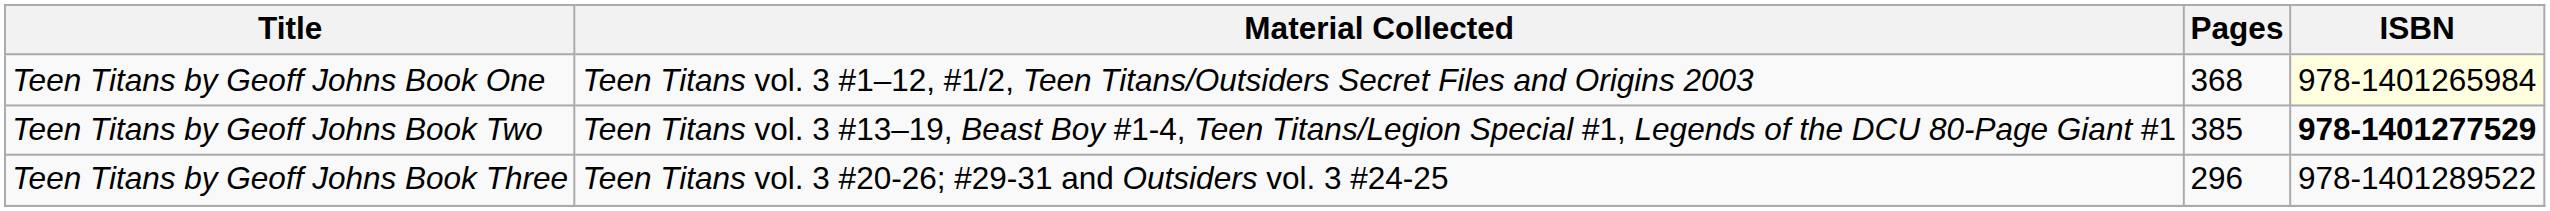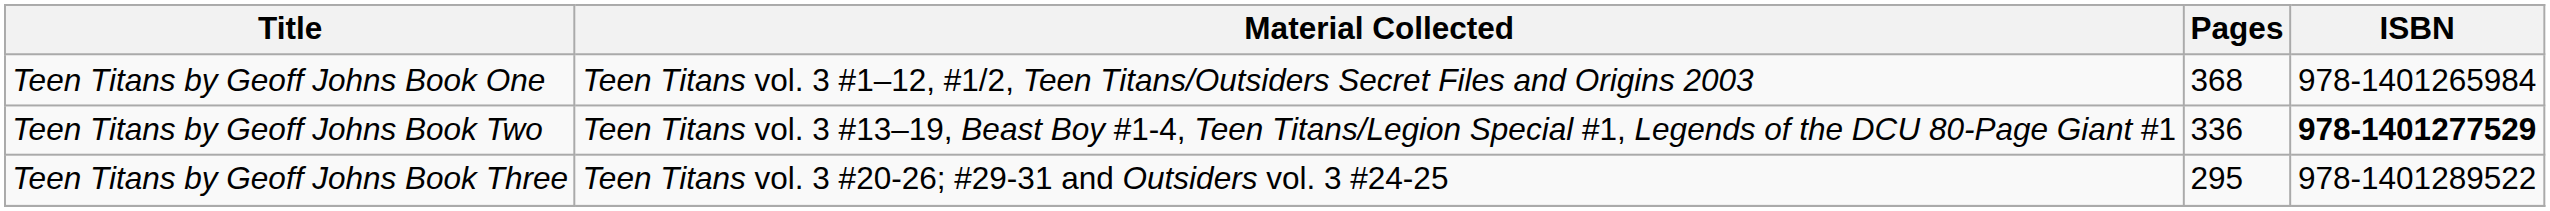(2417, 79) lightyellow background -> (2417, 79) no background
(2217, 129) 385 -> (2217, 129) 336
(2217, 179) 296 -> (2217, 179) 295
